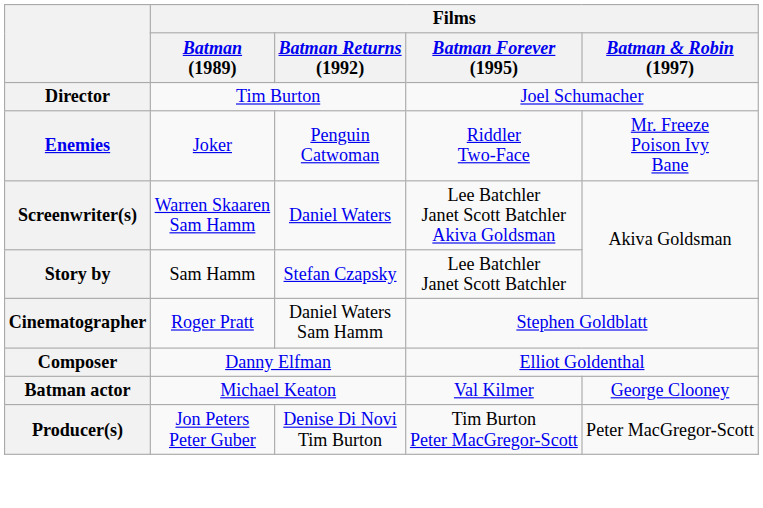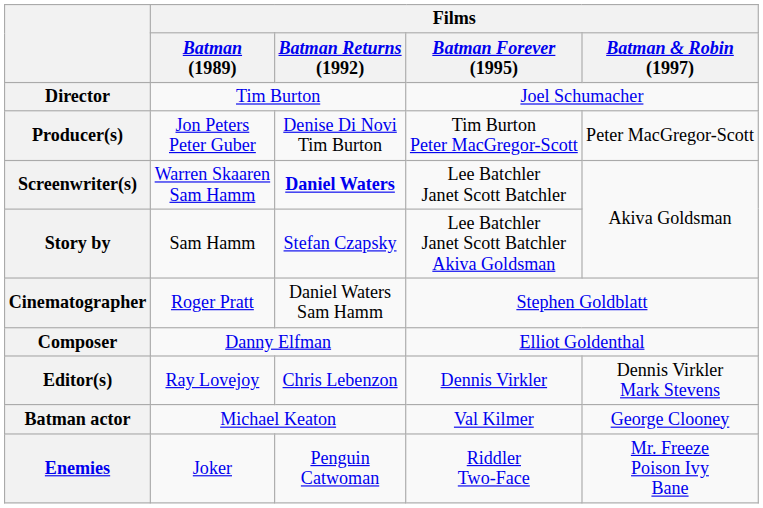rows swapped: (78, 429) <-> (78, 145)
(340, 214) normal -> (340, 184) bold
(494, 214) Lee Batchler Janet Scott Batchler Akiva Goldsman -> (494, 184) Lee Batchler Janet Scott Batchler
(494, 274) Lee Batchler Janet Scott Batchler -> (494, 243) Lee Batchler Janet Scott Batchler Akiva Goldsman
+ row: (78, 380)
